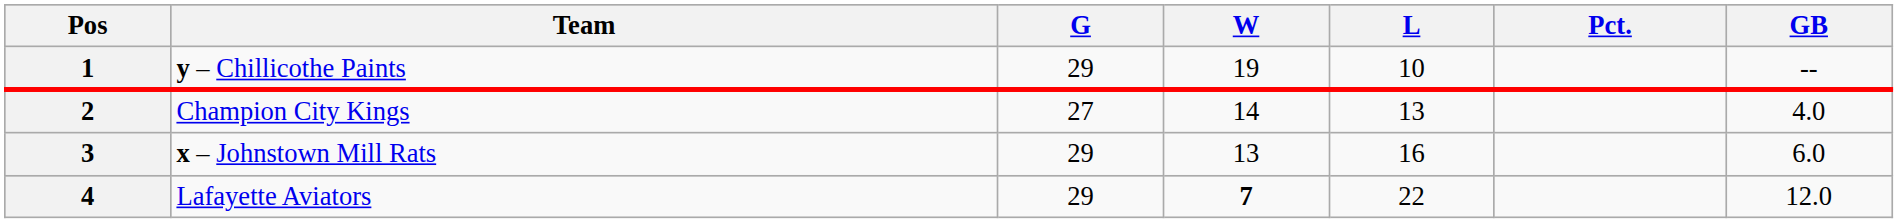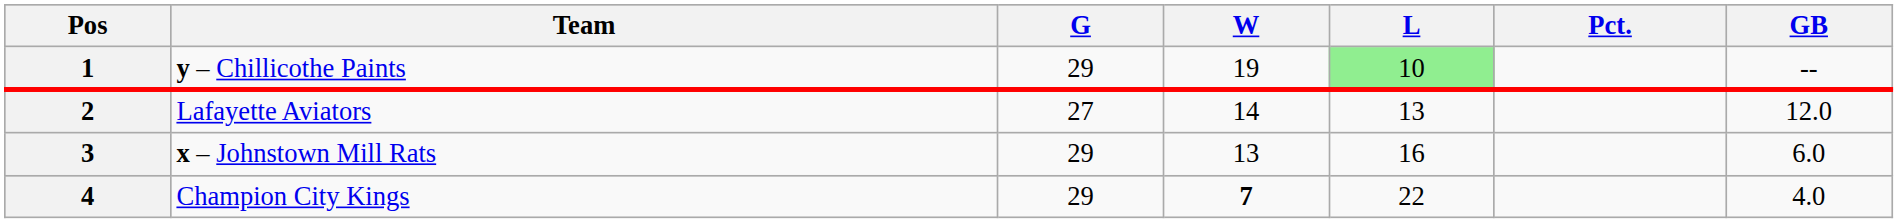(1412, 67) no background -> (1412, 67) lightgreen background
(293, 111) Champion City Kings -> (274, 111) Lafayette Aviators
(1809, 111) 4.0 -> (1809, 111) 12.0
(274, 195) Lafayette Aviators -> (293, 195) Champion City Kings
(1809, 195) 12.0 -> (1809, 195) 4.0
